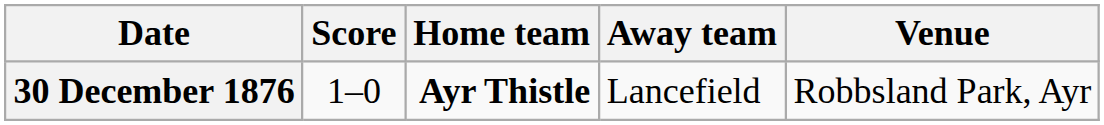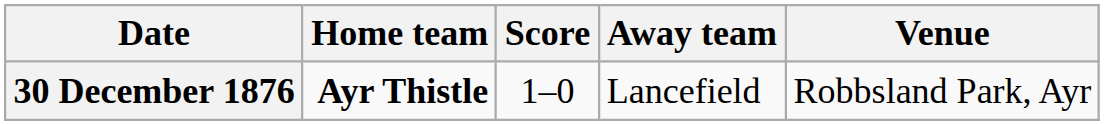columns swapped: (502, 33) <-> (354, 33)
